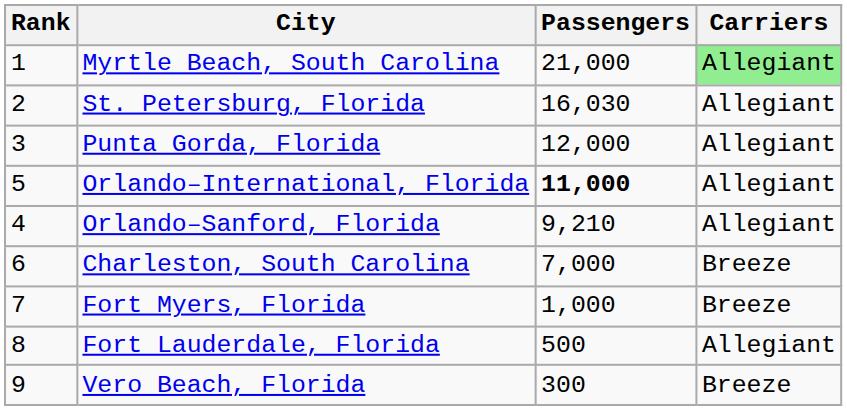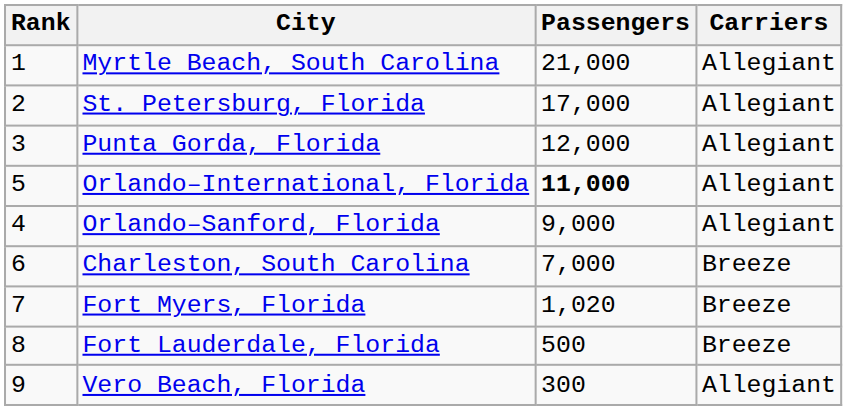(769, 65) lightgreen background -> (769, 65) no background
(586, 106) 16,030 -> (586, 106) 17,000
(578, 226) 9,210 -> (578, 226) 9,000
(578, 306) 1,000 -> (578, 306) 1,020
(769, 346) Allegiant -> (747, 346) Breeze
(747, 386) Breeze -> (769, 386) Allegiant
